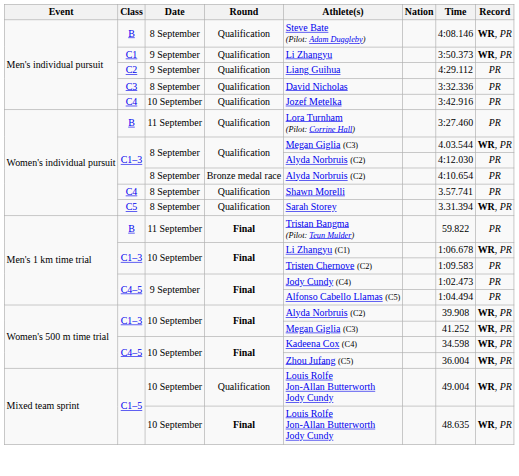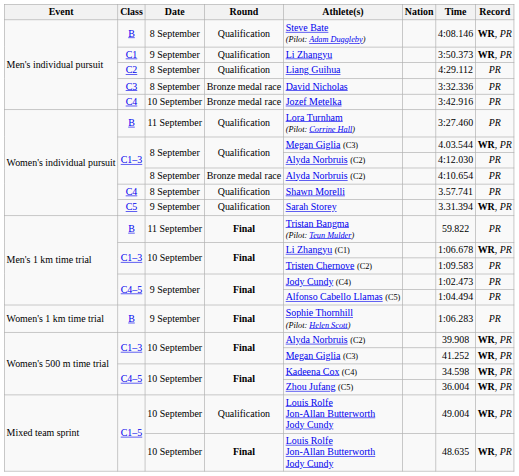(175, 70) 9 September -> (175, 70) 8 September
(244, 86) Qualification -> (244, 86) Bronze medal race
(244, 102) Qualification -> (244, 102) Bronze medal race
(175, 207) 8 September -> (175, 207) 9 September
+ row: (55, 318)
